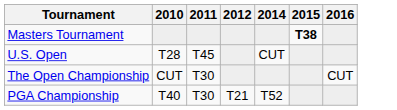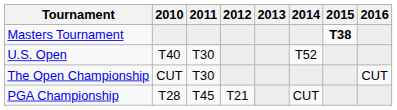+ column: (272, 15)
(169, 55) T28 -> (169, 55) T40
(203, 55) T45 -> (203, 55) T30
(272, 55) CUT -> (306, 55) T52
(169, 96) T40 -> (169, 96) T28
(203, 96) T30 -> (203, 96) T45
(272, 96) T52 -> (306, 96) CUT
